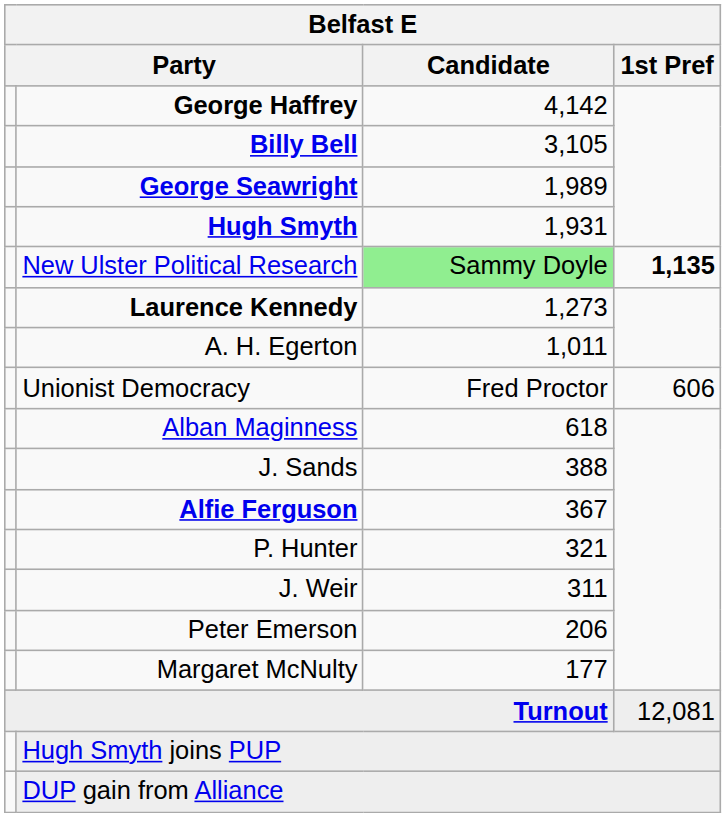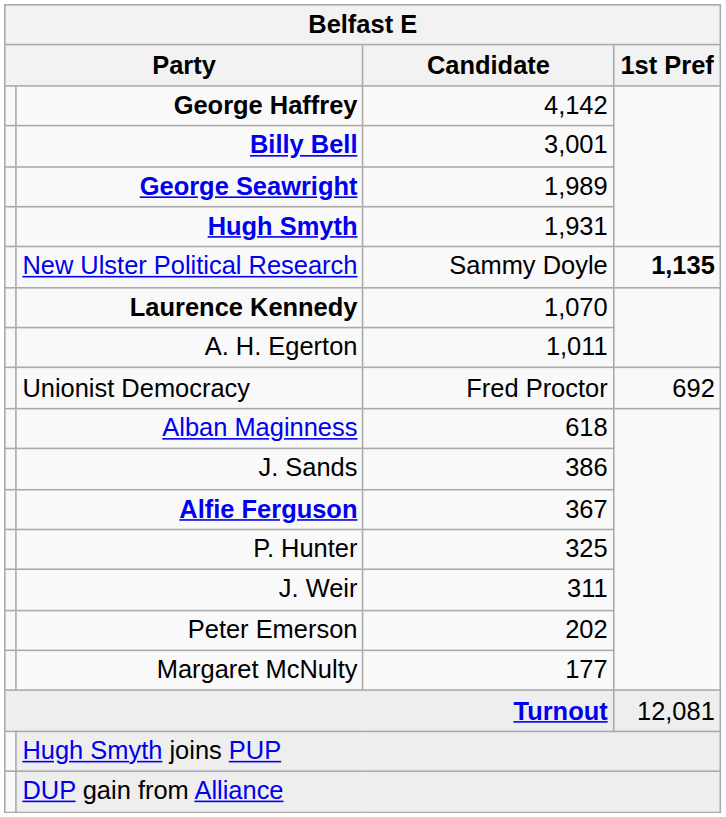(576, 145) 3,105 -> (576, 145) 3,001
(529, 266) lightgreen background -> (529, 266) no background
(576, 307) 1,273 -> (576, 307) 1,070
(694, 387) 606 -> (694, 387) 692
(586, 468) 388 -> (586, 468) 386
(586, 549) 321 -> (586, 549) 325
(586, 629) 206 -> (586, 629) 202
